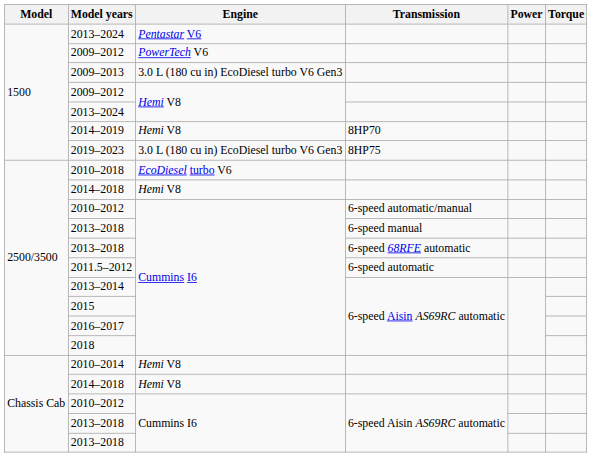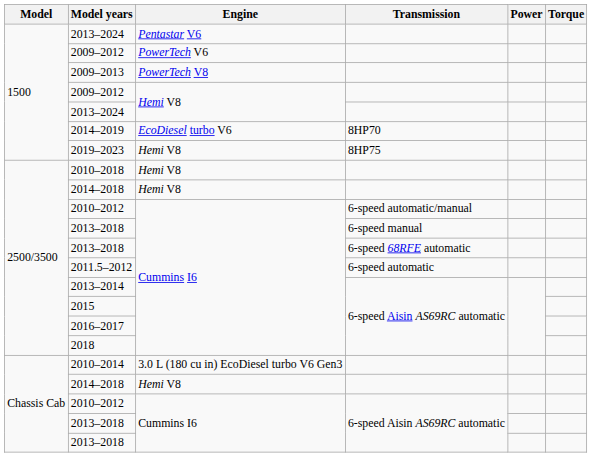(240, 73) 3.0 L (180 cu in) EcoDiesel turbo V6 Gen3 -> (173, 73) PowerTech V8
(160, 131) Hemi V8 -> (185, 131) EcoDiesel turbo V6
(240, 150) 3.0 L (180 cu in) EcoDiesel turbo V6 Gen3 -> (160, 150) Hemi V8
(185, 170) EcoDiesel turbo V6 -> (160, 170) Hemi V8
(160, 365) Hemi V8 -> (240, 365) 3.0 L (180 cu in) EcoDiesel turbo V6 Gen3
